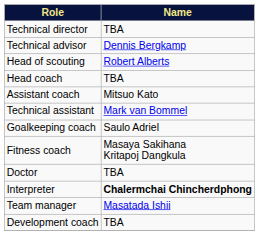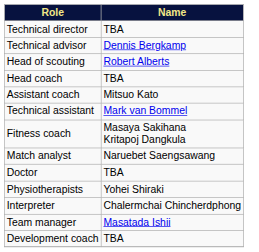- row: (51, 128)
+ row: (39, 156)
+ row: (45, 189)
(178, 189) bold -> (172, 205) normal
